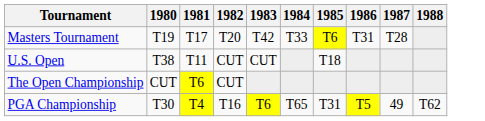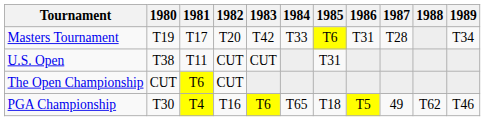+ column: (463, 15)
(330, 60) T18 -> (330, 60) T31
(330, 105) T31 -> (330, 105) T18
